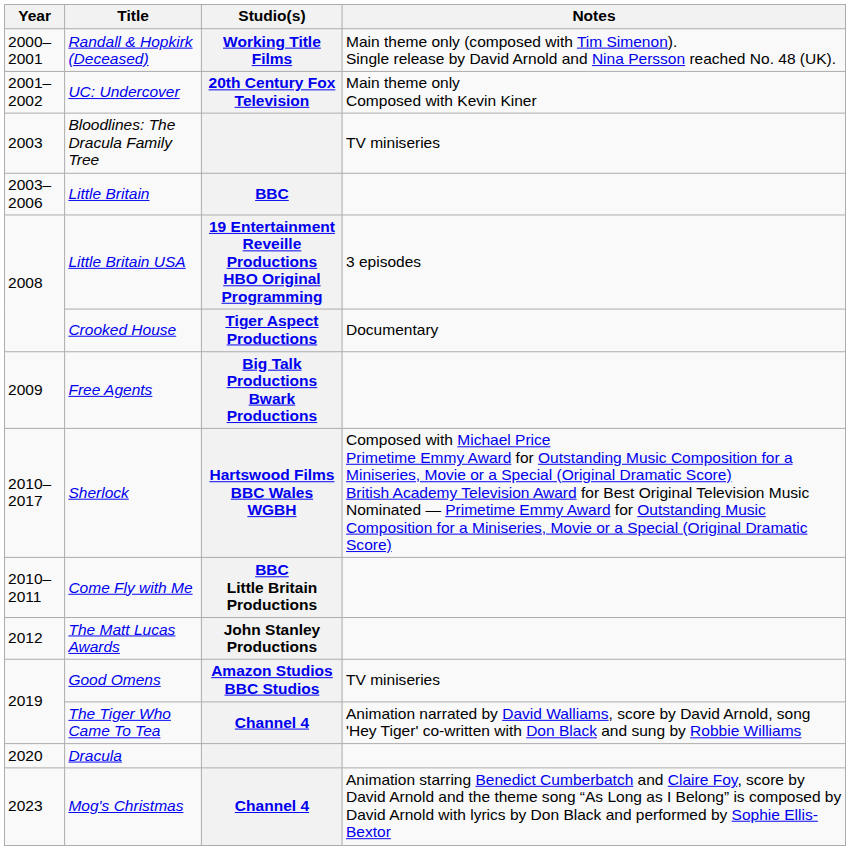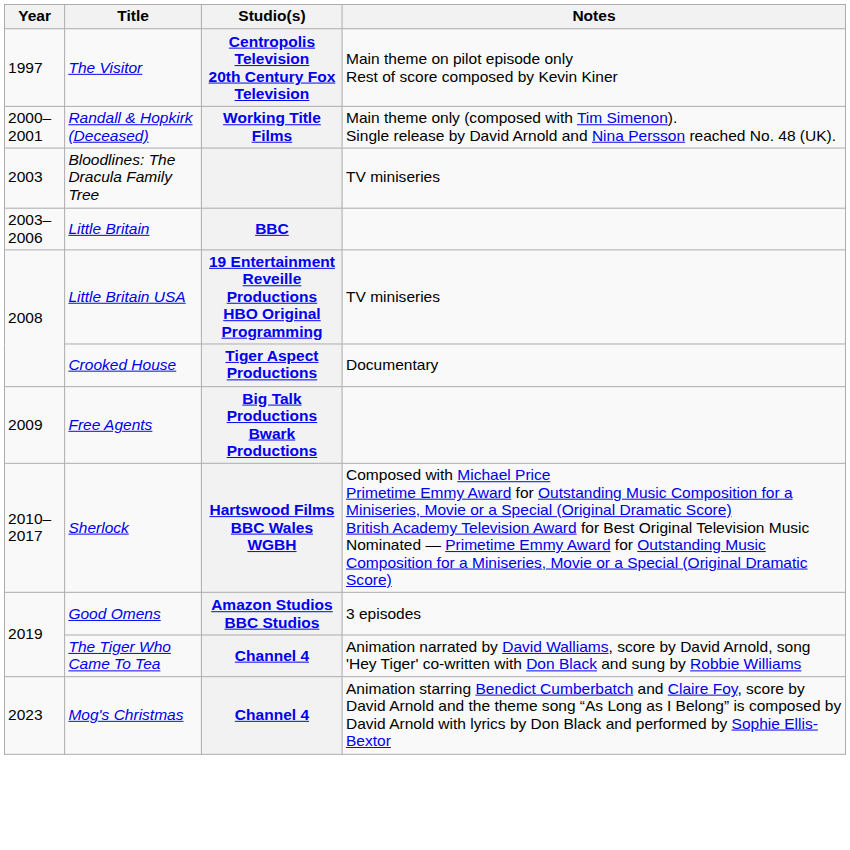+ row: (105, 67)
- row: (124, 92)
(384, 262) 3 episodes -> (393, 297) TV miniseries
- row: (130, 587)
- row: (122, 638)
(393, 680) TV miniseries -> (384, 613) 3 episodes
- row: (95, 755)
